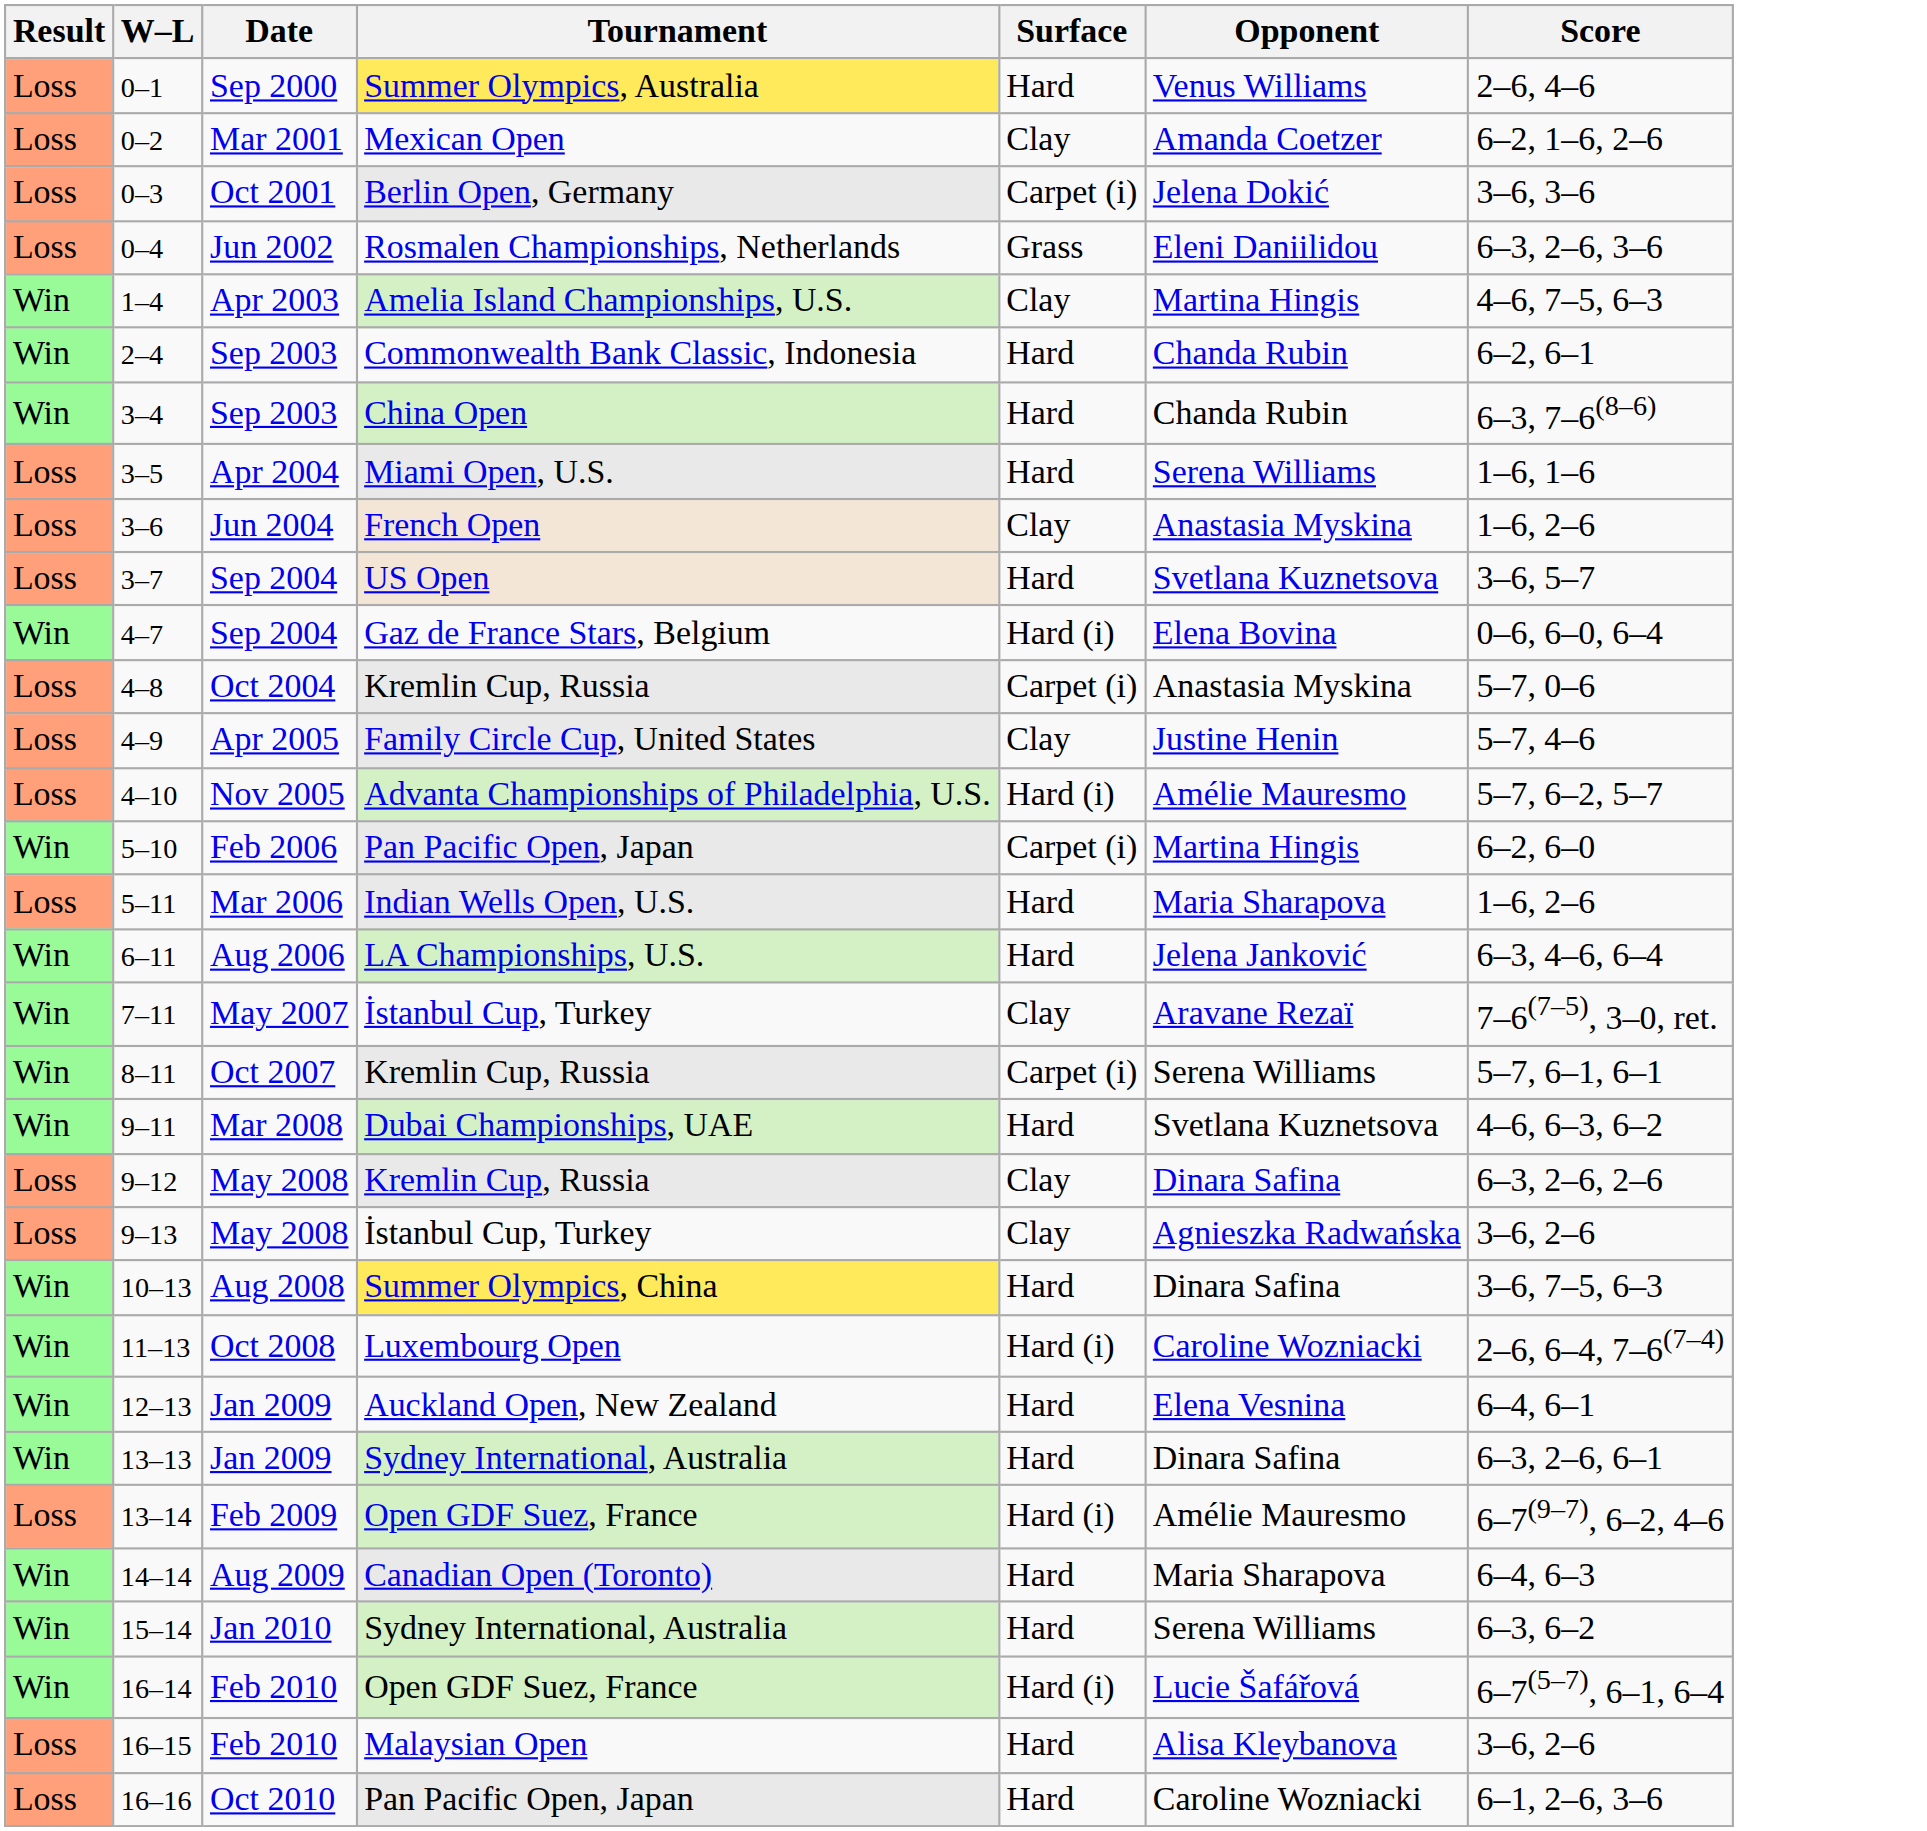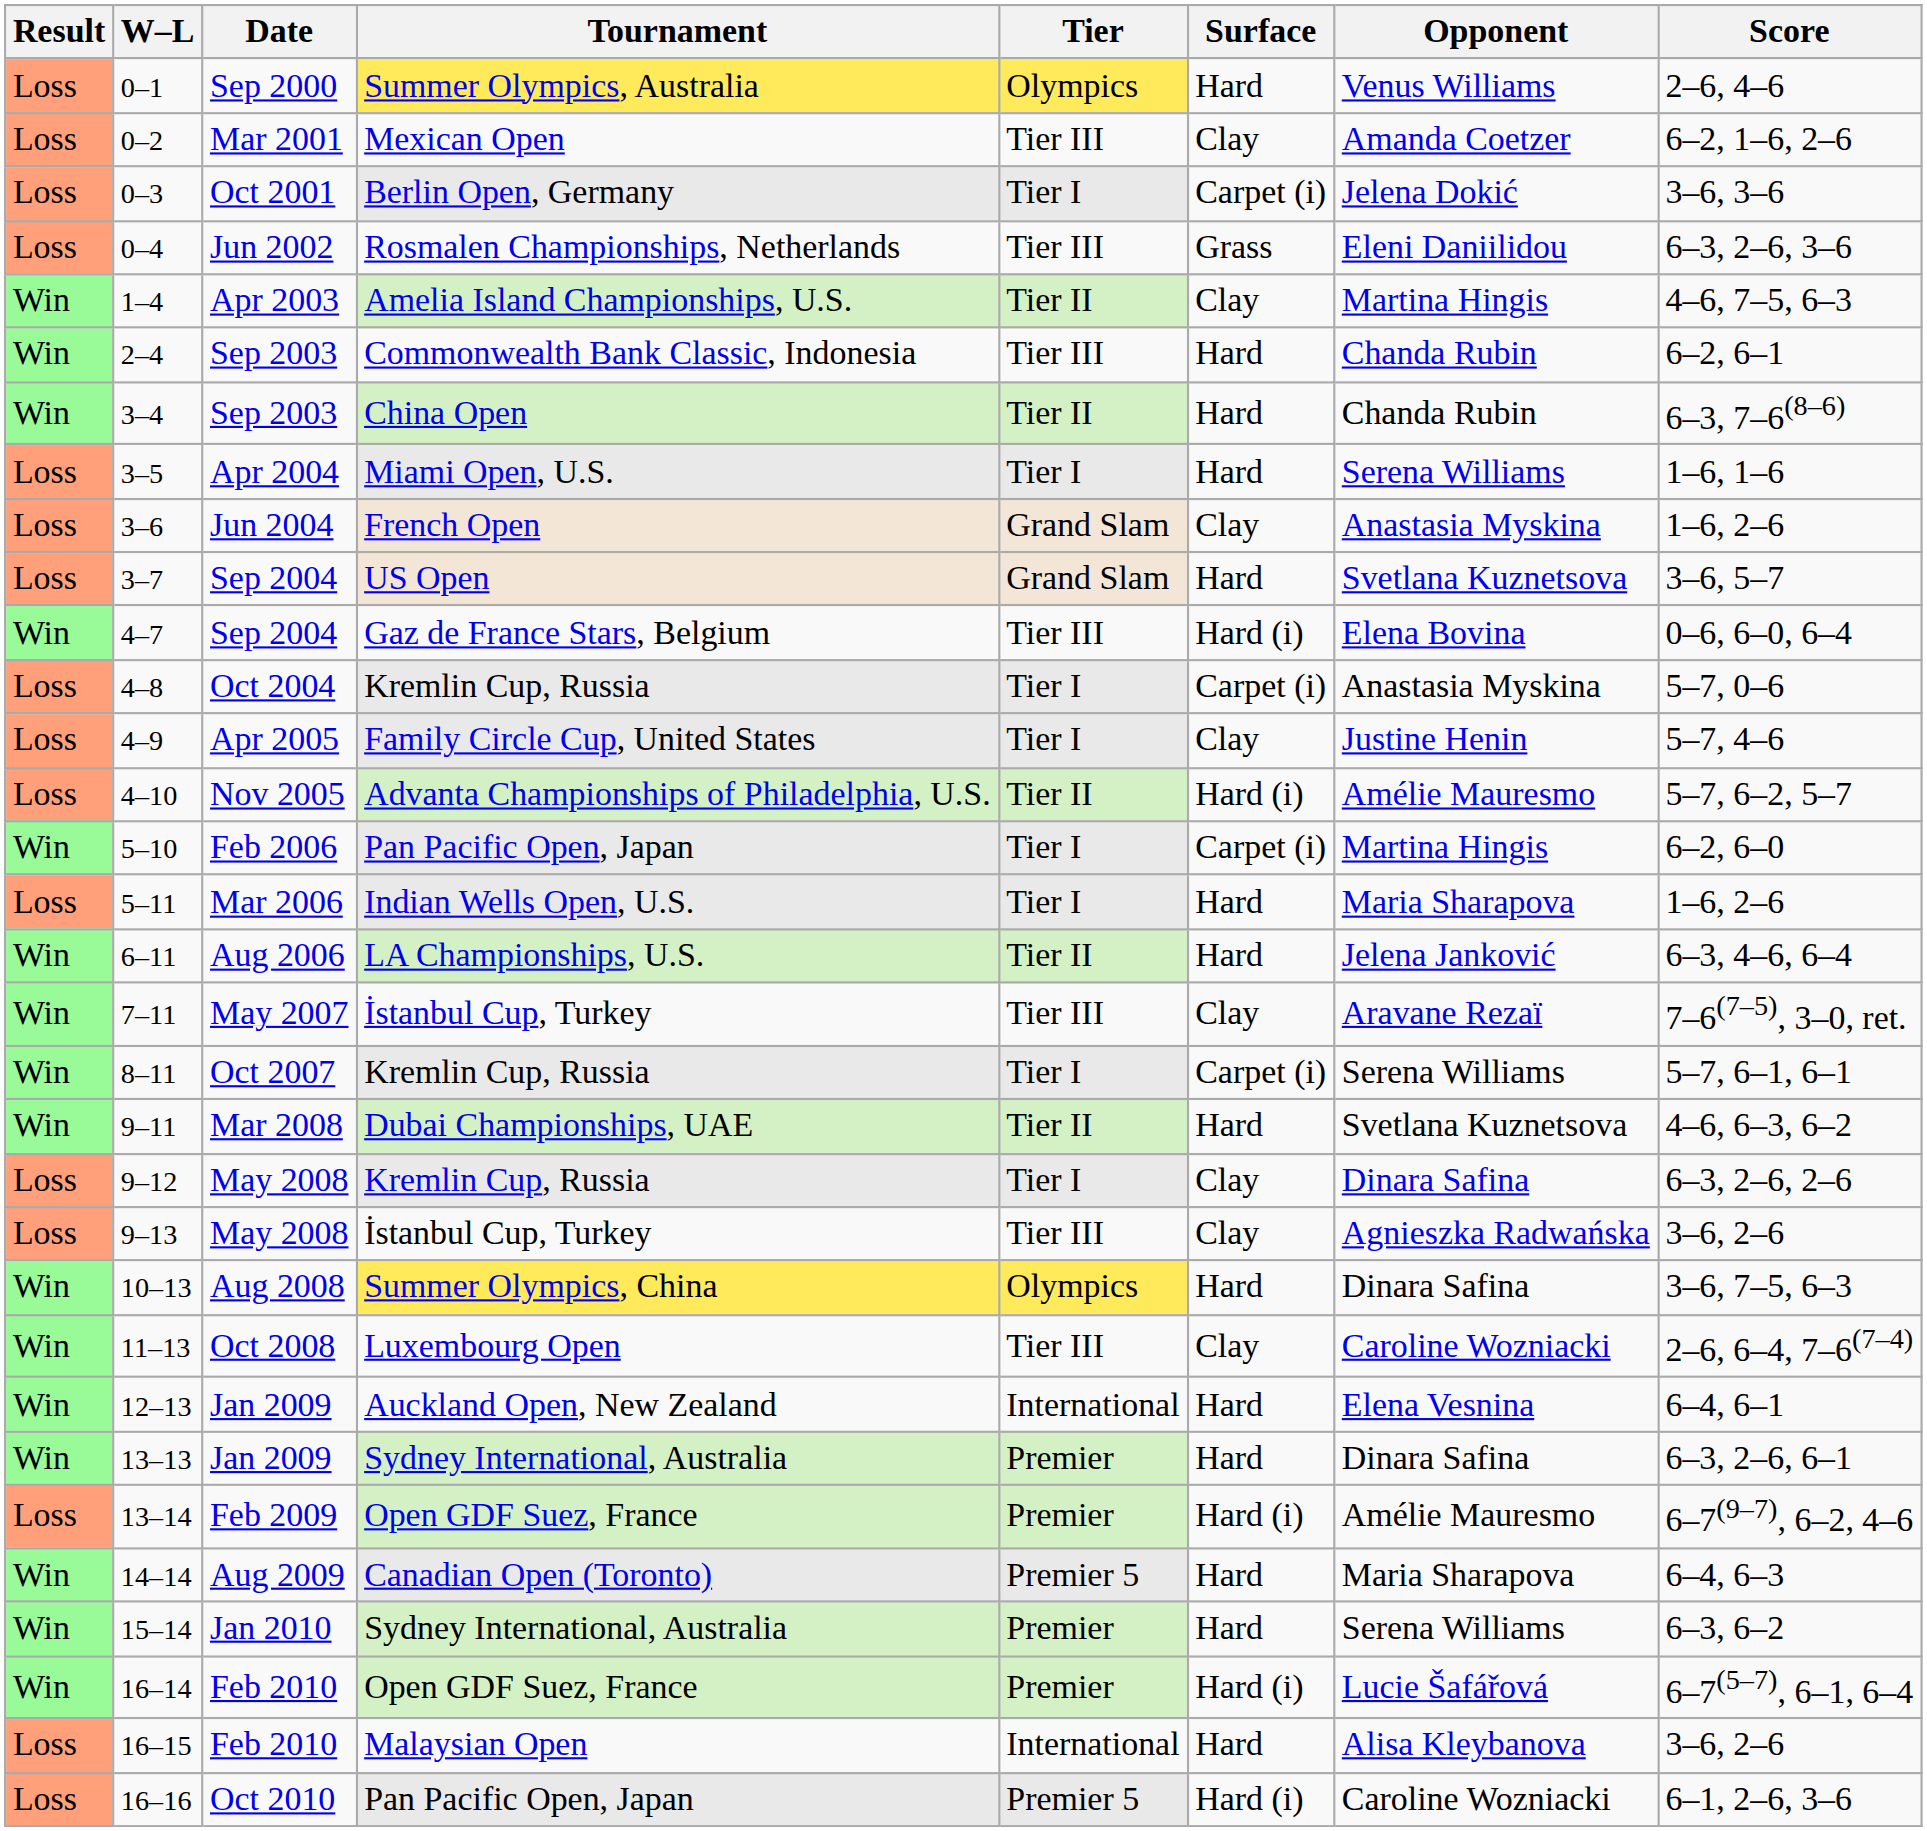+ column: (1093, 31)
(1060, 1345) Hard (i) -> (1227, 1345) Clay
(1040, 1798) Hard -> (1249, 1798) Hard (i)
